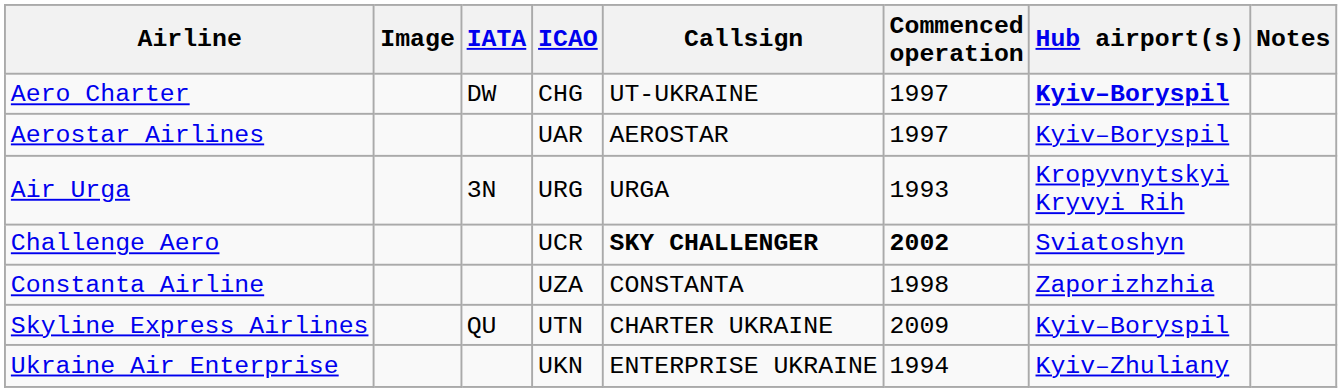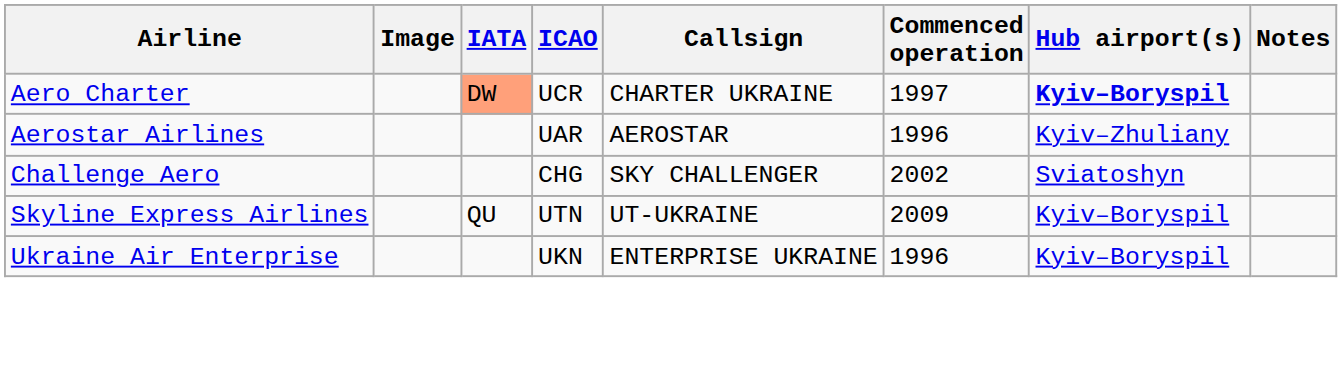(482, 94) no background -> (482, 94) lightsalmon background
(560, 94) CHG -> (560, 94) UCR
(684, 94) UT-UKRAINE -> (721, 94) CHARTER UKRAINE
(919, 135) 1997 -> (919, 135) 1996
(1132, 135) Kyiv–Boryspil -> (1132, 135) Kyiv–Zhuliany
- row: (70, 190)
(560, 244) UCR -> (560, 175) CHG
(714, 244) bold -> (714, 175) normal
(919, 244) bold -> (919, 175) normal
- row: (138, 285)
(721, 325) CHARTER UKRAINE -> (684, 216) UT-UKRAINE
(919, 366) 1994 -> (919, 256) 1996
(1132, 366) Kyiv–Zhuliany -> (1132, 256) Kyiv–Boryspil
